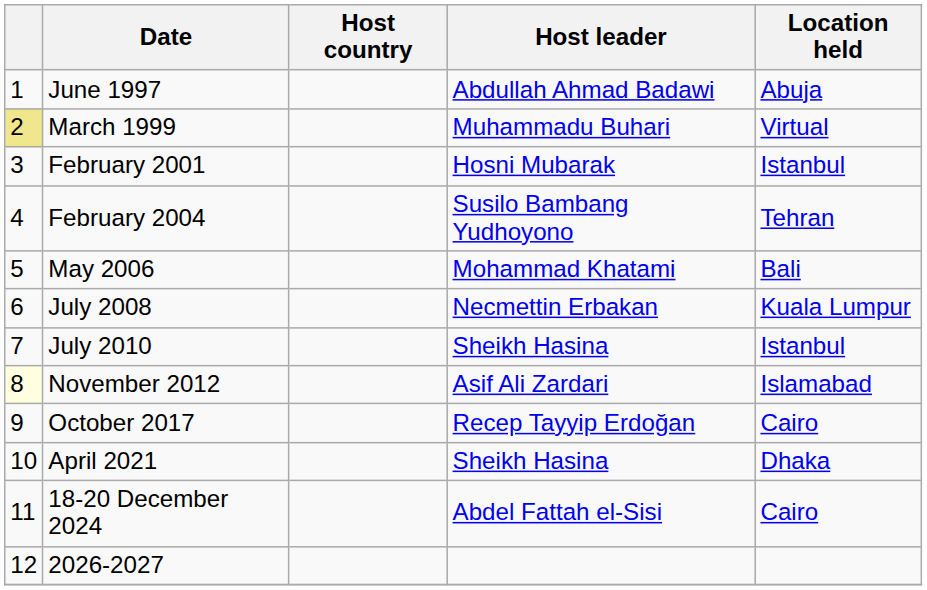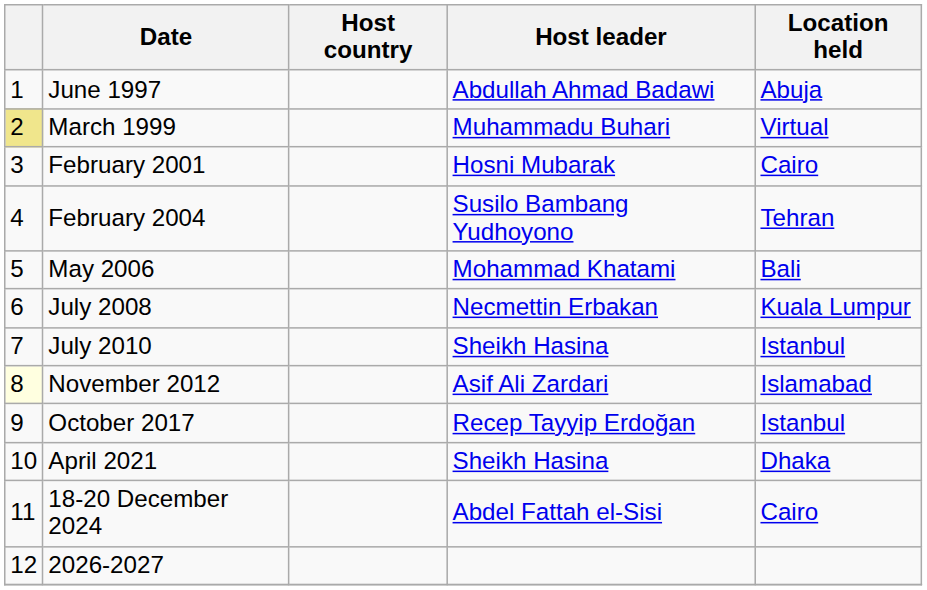(803, 165) Istanbul -> (789, 165) Cairo
(789, 422) Cairo -> (803, 422) Istanbul
